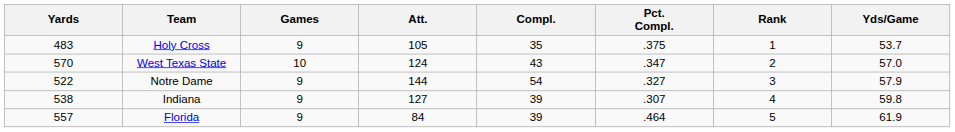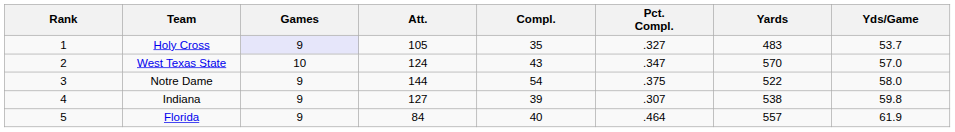columns swapped: (772, 20) <-> (63, 20)
(300, 44) no background -> (300, 44) lavender background
(654, 44) .375 -> (654, 44) .327
(654, 81) .327 -> (654, 81) .375
(891, 81) 57.9 -> (891, 81) 58.0
(536, 117) 39 -> (536, 117) 40
